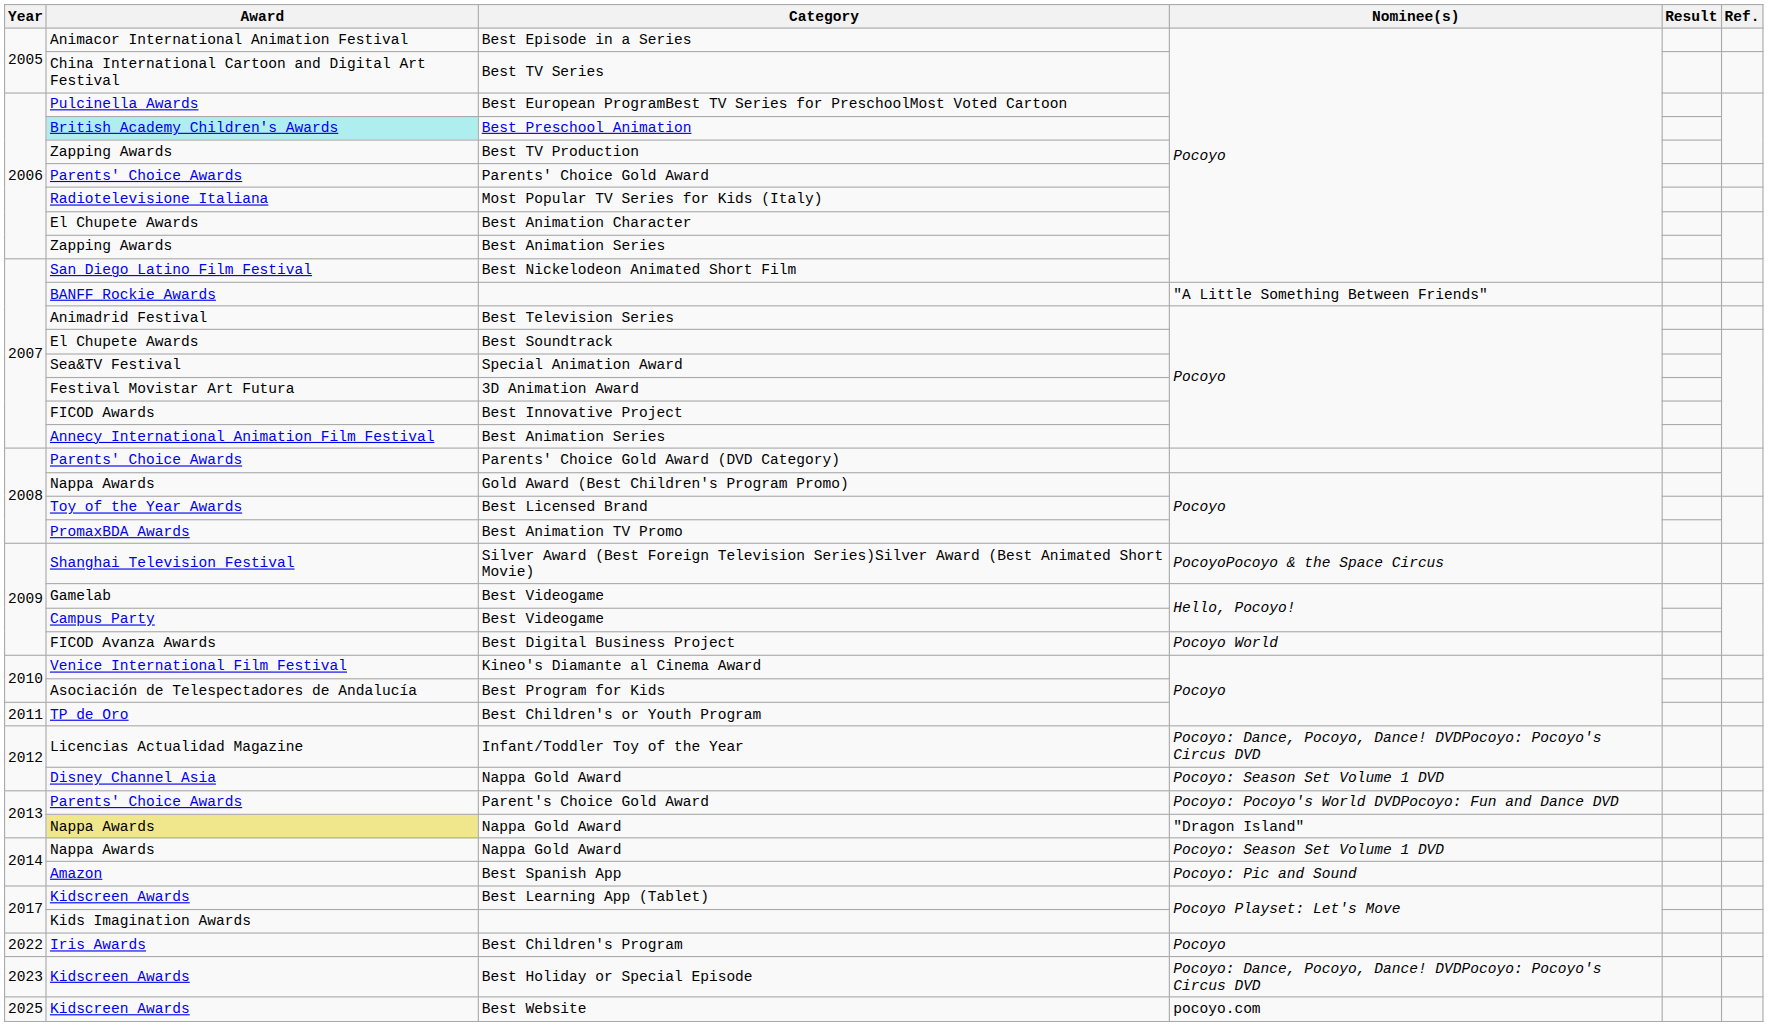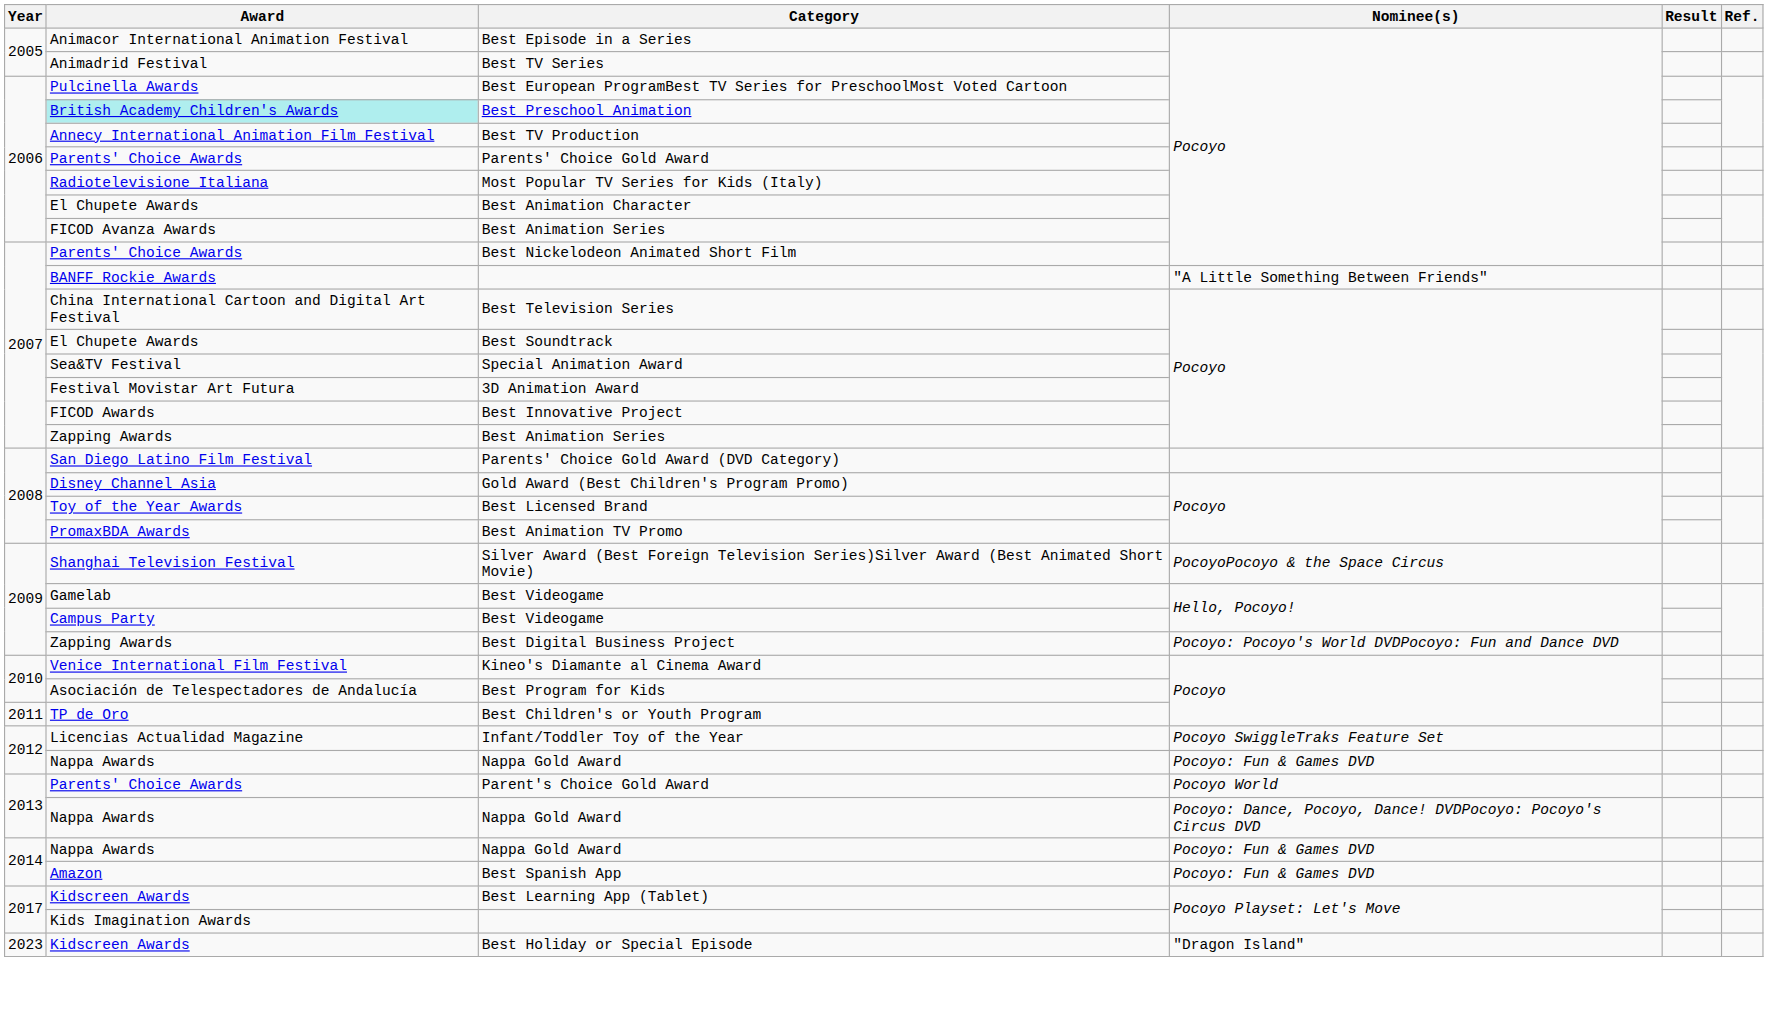(238, 72) China International Cartoon and Digital Art Festival -> (129, 64) Animadrid Festival
(111, 152) Zapping Awards -> (242, 135) Annecy International Animation Film Festival
(111, 247) Zapping Awards -> (133, 230) FICOD Avanza Awards
(181, 271) San Diego Latino Film Festival -> (146, 254) Parents' Choice Awards
(129, 318) Animadrid Festival -> (238, 310) China International Cartoon and Digital Art Festival
(242, 437) Annecy International Animation Film Festival -> (111, 437) Zapping Awards
(146, 460) Parents' Choice Awards -> (181, 460) San Diego Latino Film Festival
(102, 484) Nappa Awards -> (133, 484) Disney Channel Asia
(133, 643) FICOD Avanza Awards -> (111, 643) Zapping Awards
(1226, 643) Pocoyo World -> (1396, 643) Pocoyo: Pocoyo's World DVDPocoyo: Fun and Dance DVD
(1387, 747) Pocoyo: Dance, Pocoyo, Dance! DVDPocoyo: Pocoyo's Circus DVD -> (1309, 738) Pocoyo SwiggleTraks Feature Set
(133, 779) Disney Channel Asia -> (102, 762) Nappa Awards
(1309, 779) Pocoyo: Season Set Volume 1 DVD -> (1274, 762) Pocoyo: Fun & Games DVD
(1396, 802) Pocoyo: Pocoyo's World DVDPocoyo: Fun and Dance DVD -> (1226, 786) Pocoyo World
(102, 826) khaki background -> (102, 818) no background
(1239, 826) "Dragon Island" -> (1387, 818) Pocoyo: Dance, Pocoyo, Dance! DVDPocoyo: Pocoyo's Circus DVD
(1309, 850) Pocoyo: Season Set Volume 1 DVD -> (1274, 850) Pocoyo: Fun & Games DVD
(1265, 874) Pocoyo: Pic and Sound -> (1274, 874) Pocoyo: Fun & Games DVD
- row: (26, 945)
(1387, 977) Pocoyo: Dance, Pocoyo, Dance! DVDPocoyo: Pocoyo's Circus DVD -> (1239, 945) "Dragon Island"
- row: (26, 1009)
